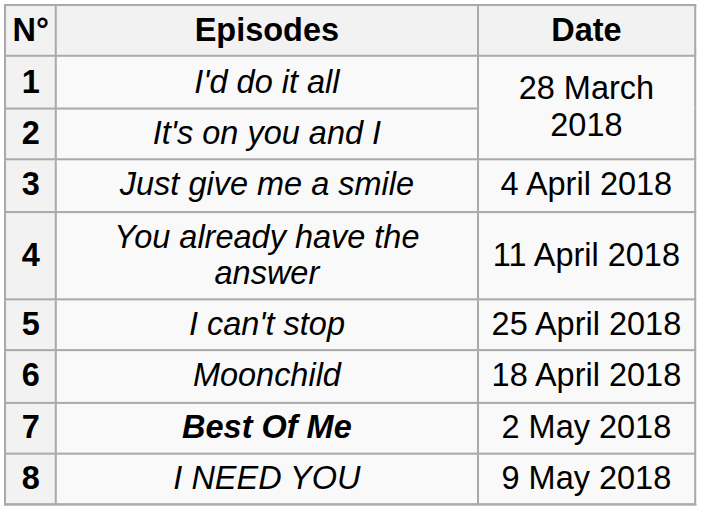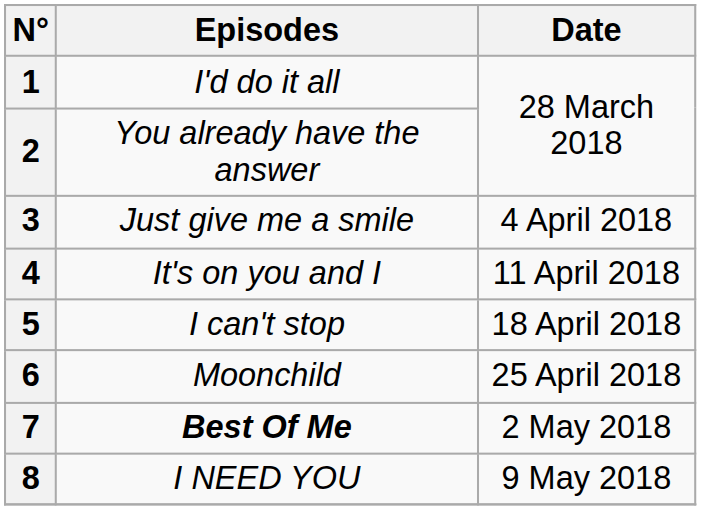(267, 133) It's on you and I -> (267, 151) You already have the answer
(267, 254) You already have the answer -> (267, 272) It's on you and I
(586, 324) 25 April 2018 -> (586, 324) 18 April 2018
(586, 375) 18 April 2018 -> (586, 375) 25 April 2018
